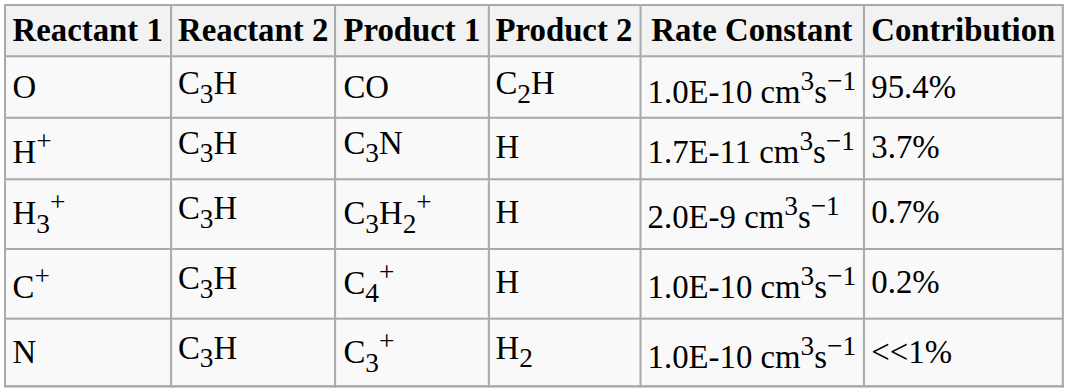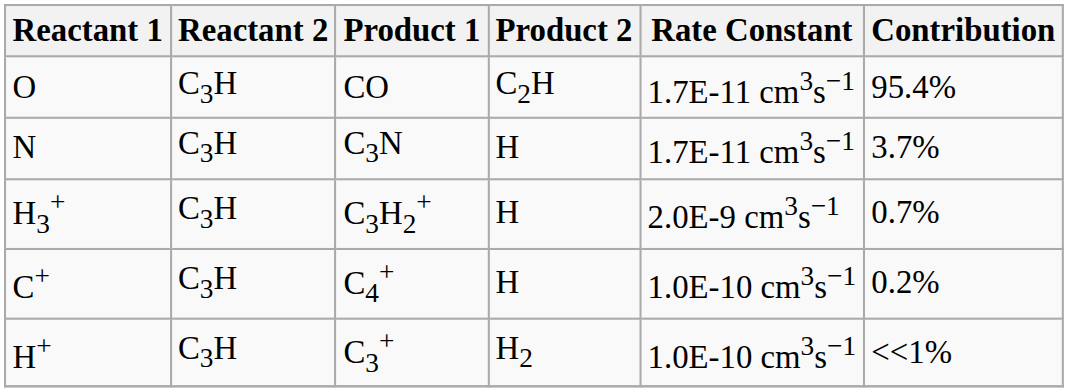(752, 86) 1.0E-10 cm3s−1 -> (751, 86) 1.7E-11 cm3s−1
(32, 147) H+ -> (24, 147) N
(24, 351) N -> (32, 351) H+
